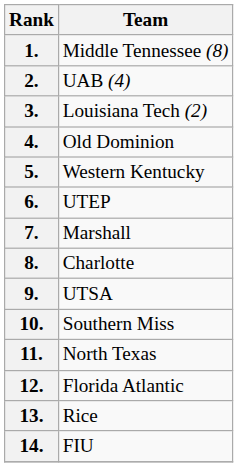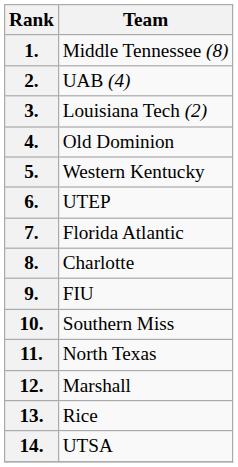(97, 232) Marshall -> (123, 232) Florida Atlantic
(88, 293) UTSA -> (78, 293) FIU
(123, 385) Florida Atlantic -> (97, 385) Marshall
(78, 446) FIU -> (88, 446) UTSA
